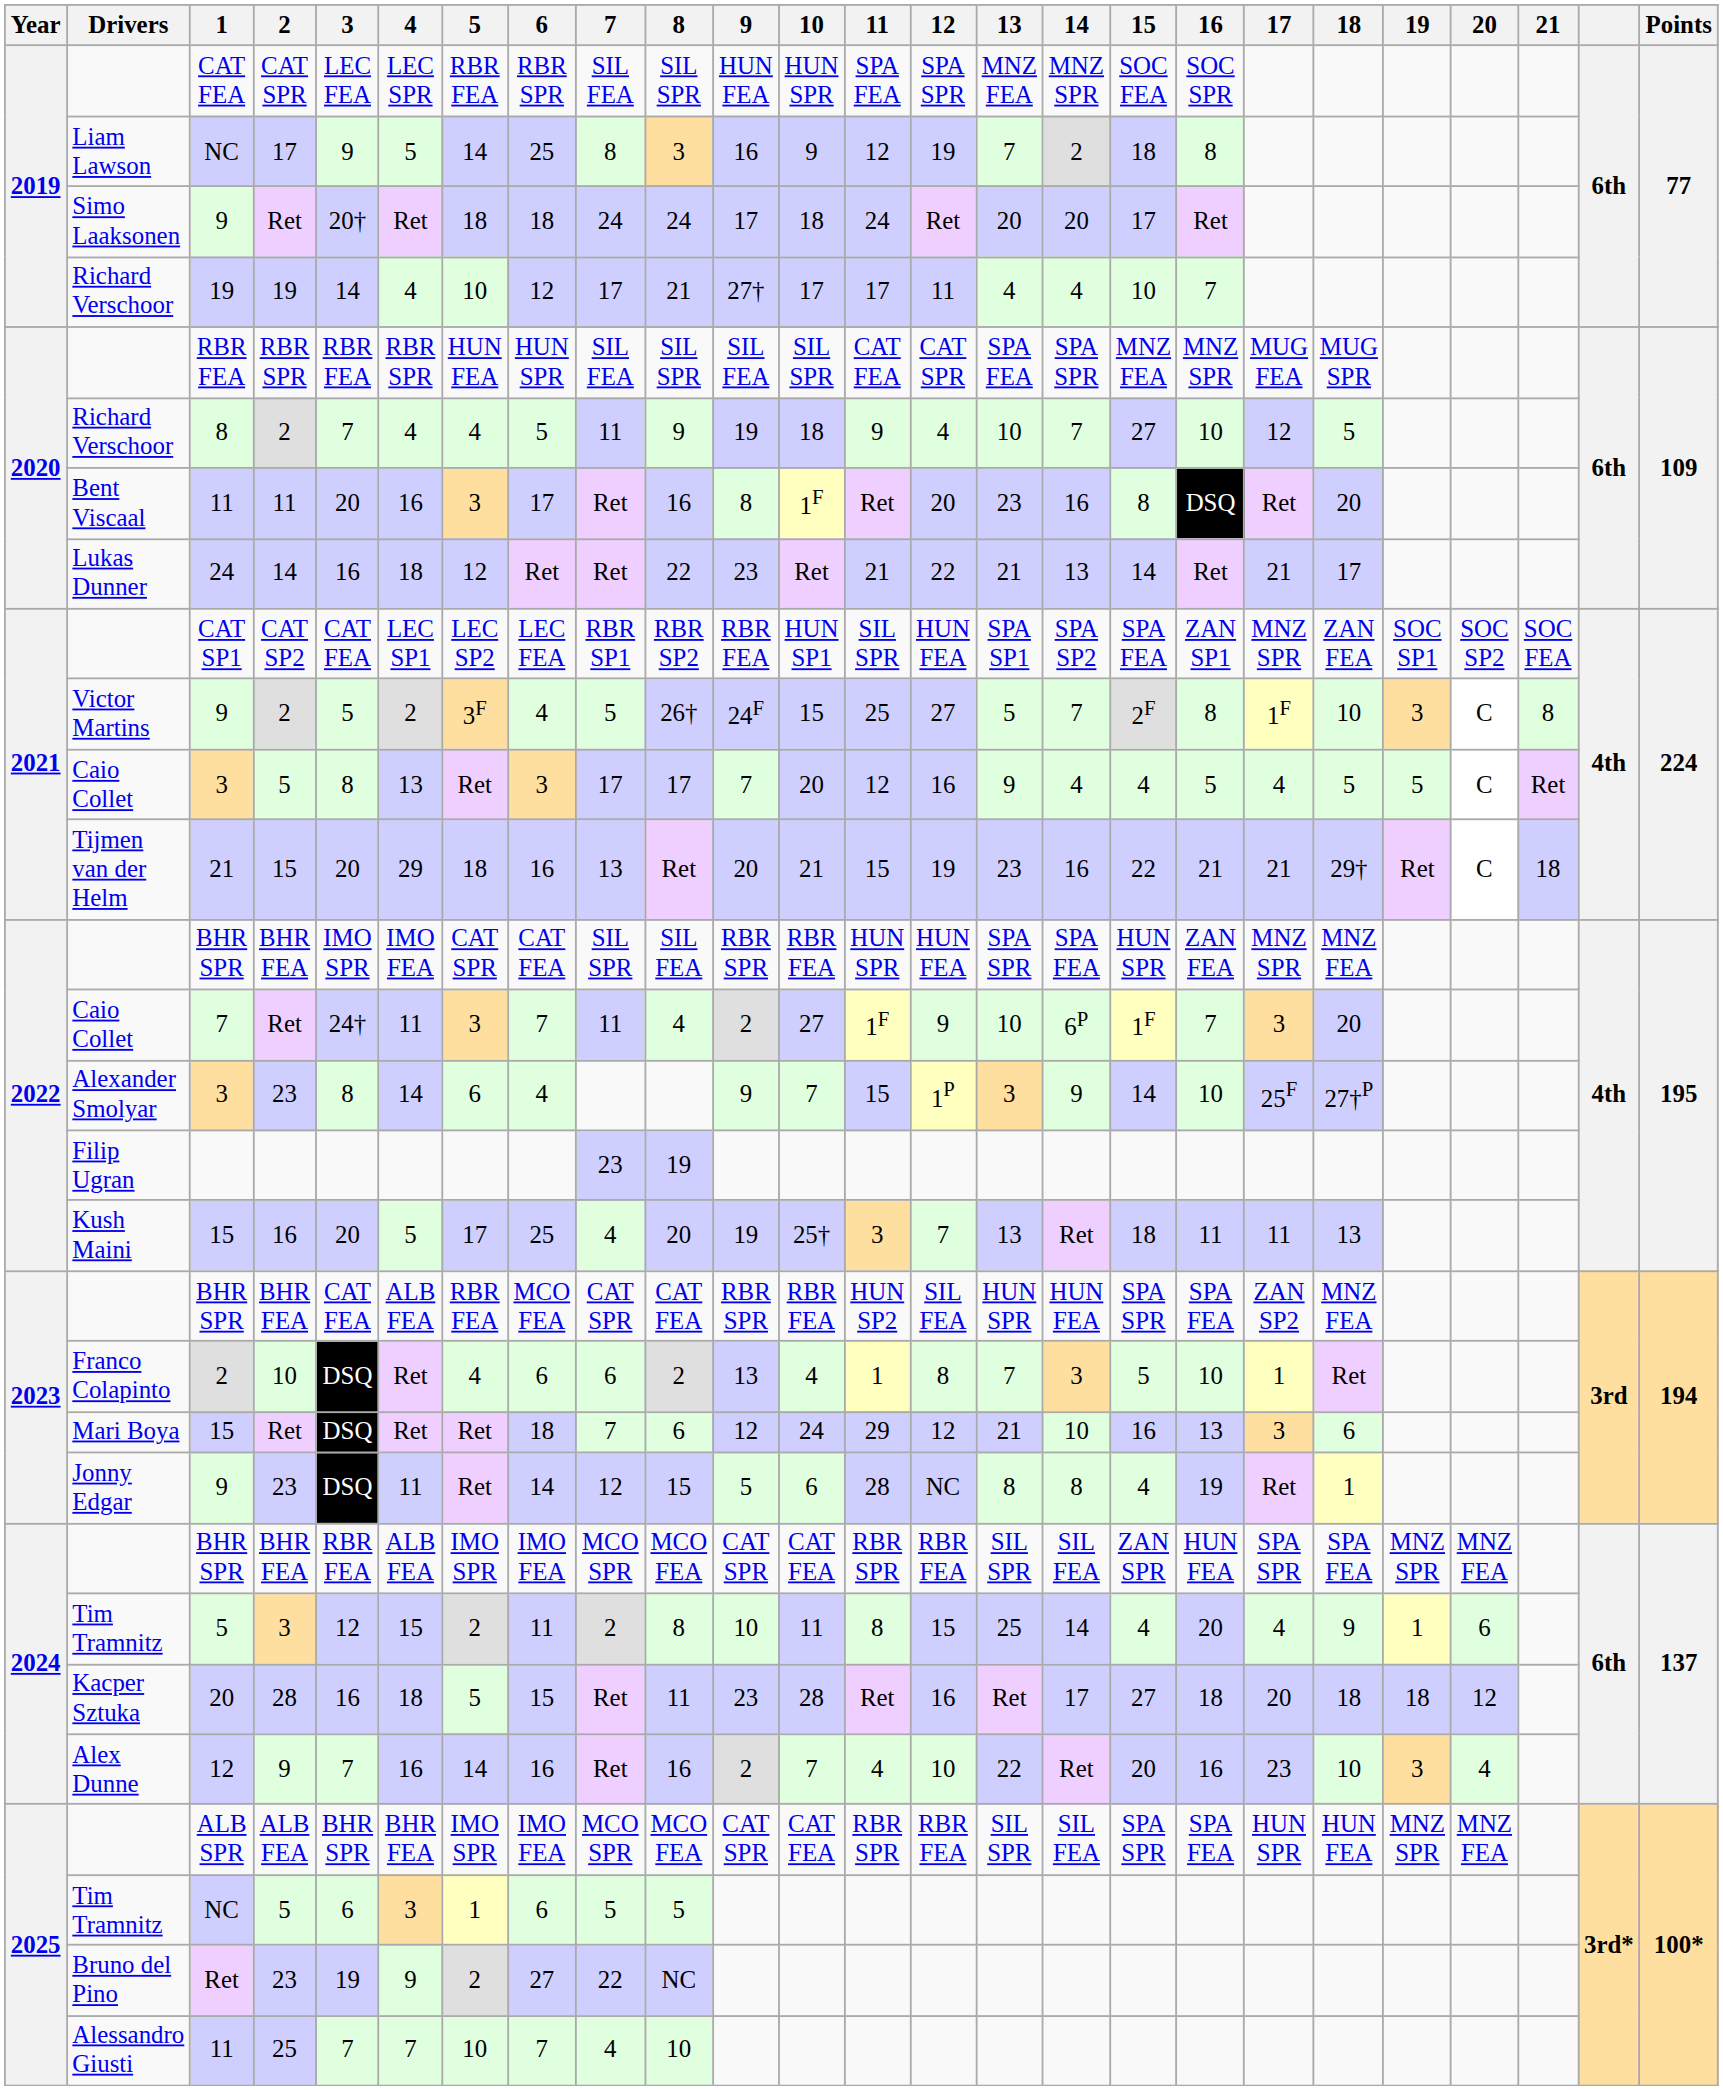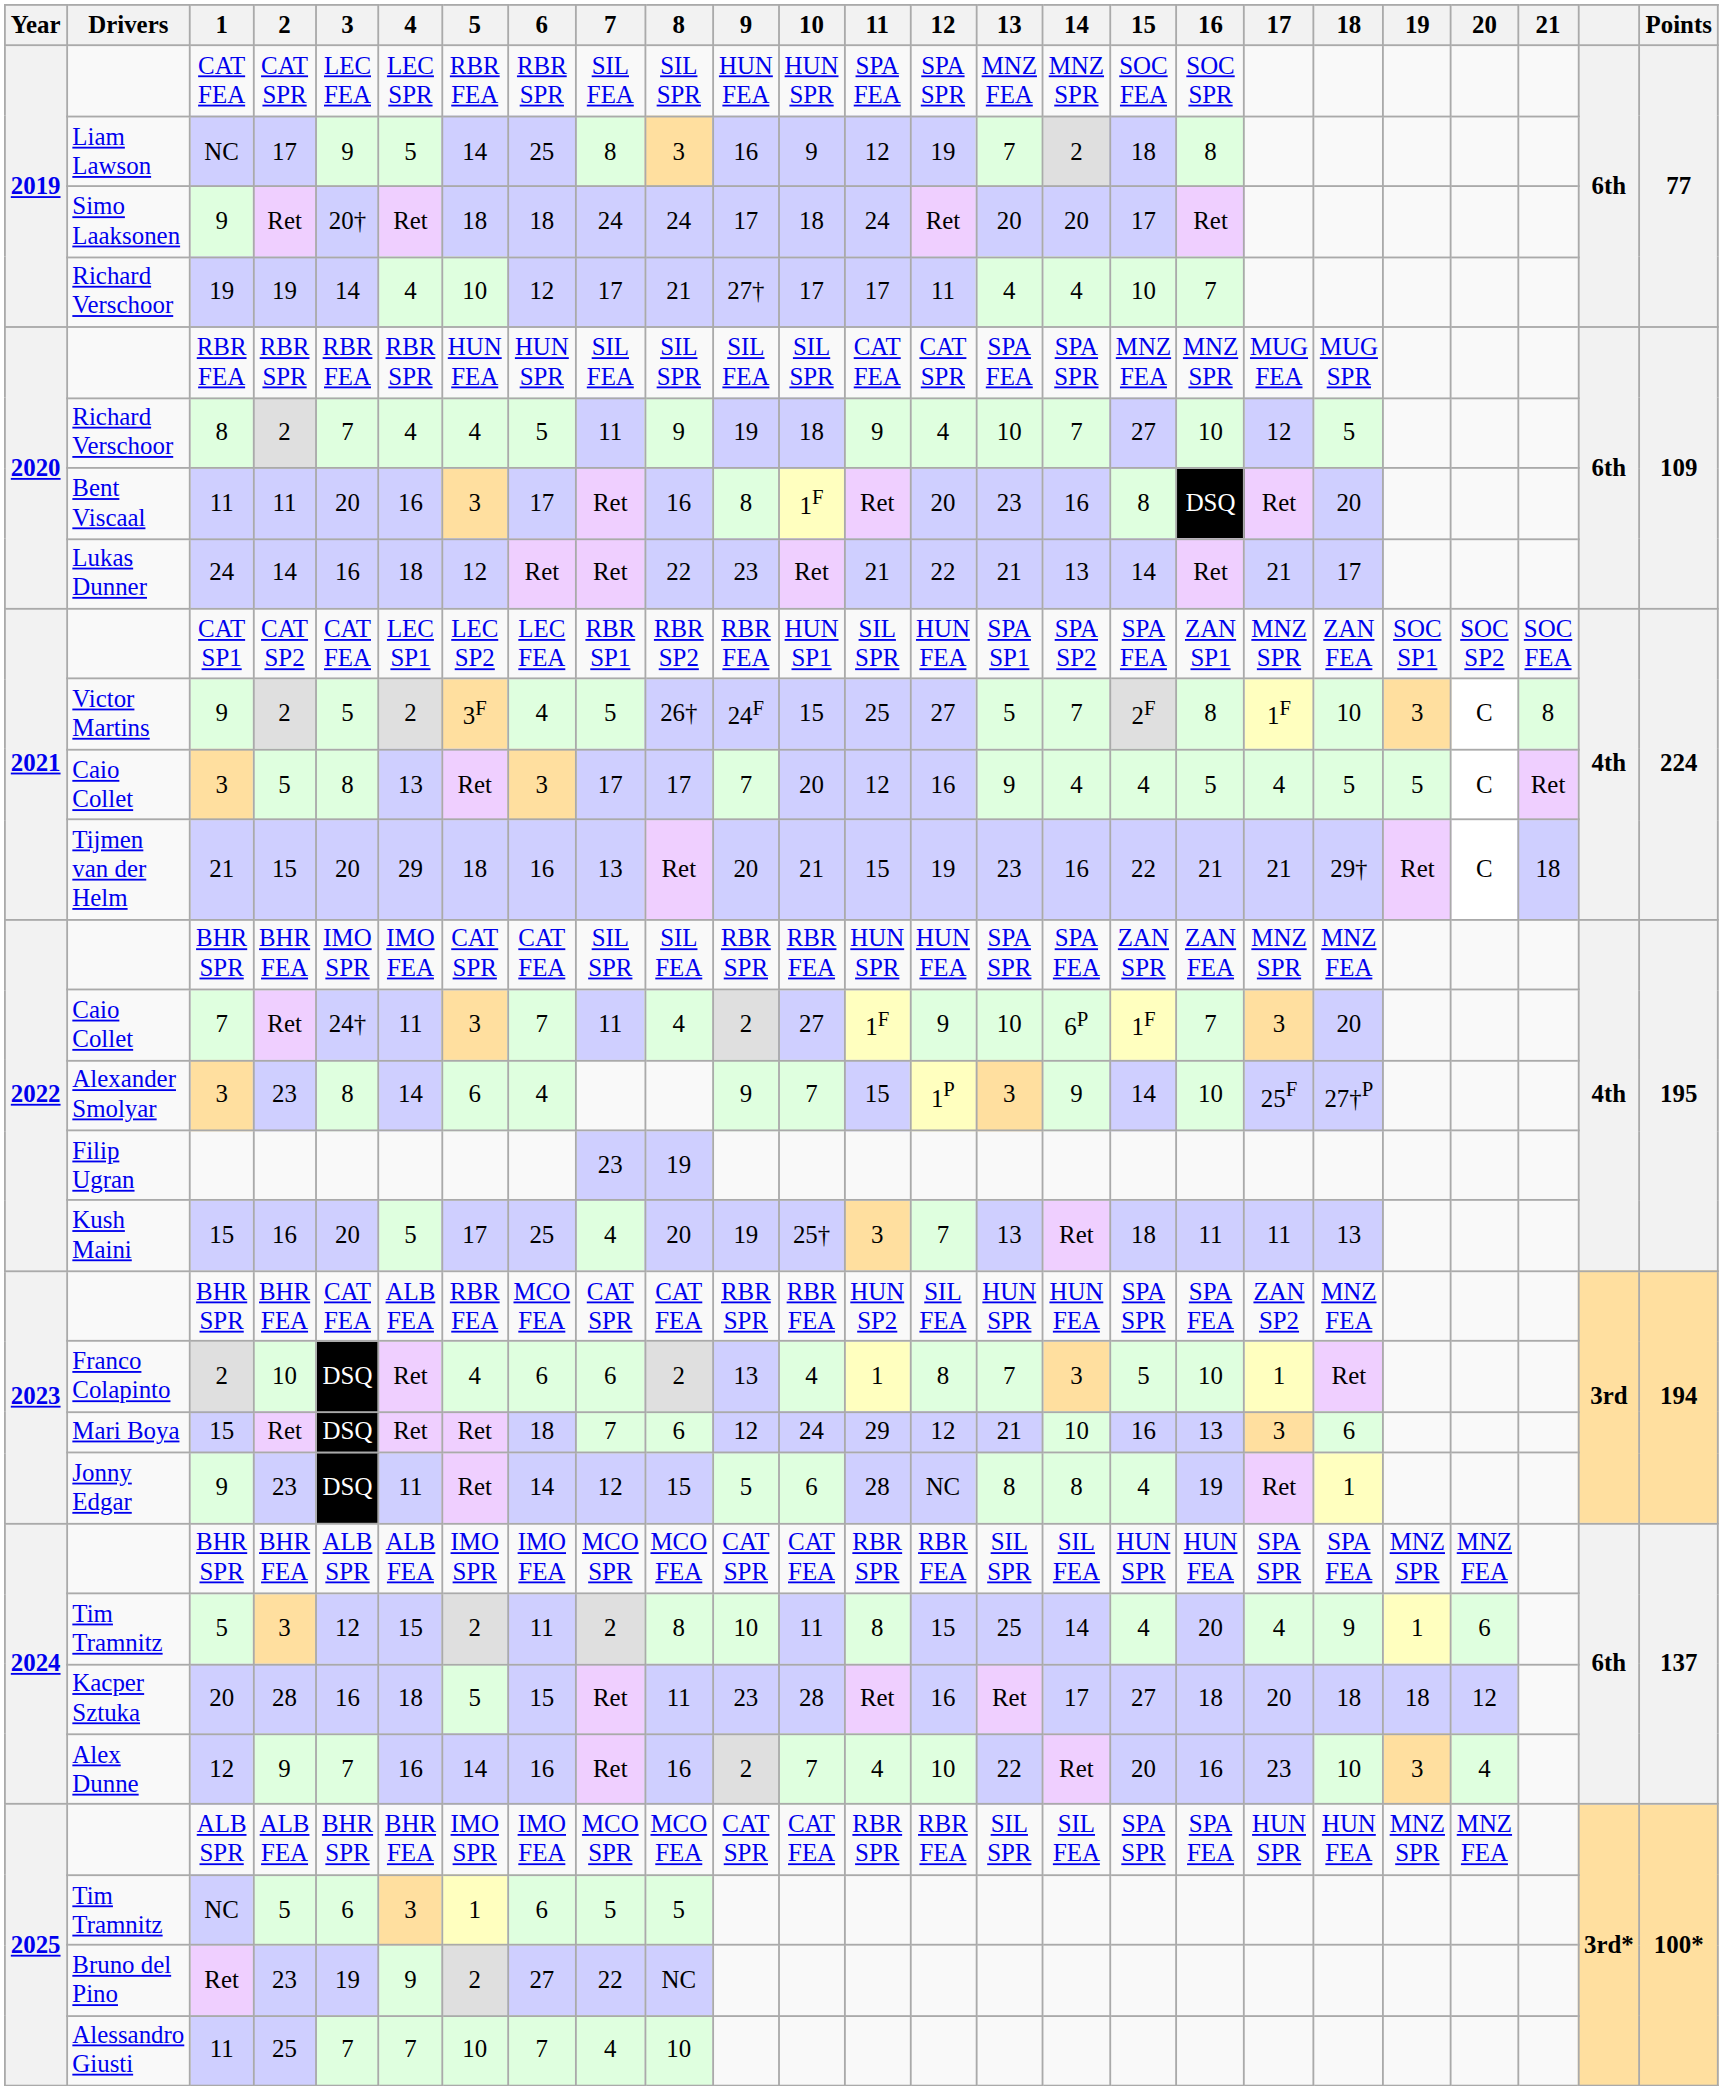(1143, 953) HUN SPR -> (1143, 953) ZAN SPR
(348, 1557) RBR FEA -> (347, 1557) ALB SPR
(1143, 1557) ZAN SPR -> (1143, 1557) HUN SPR
